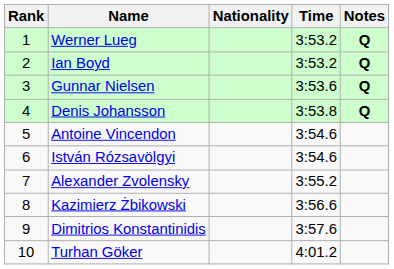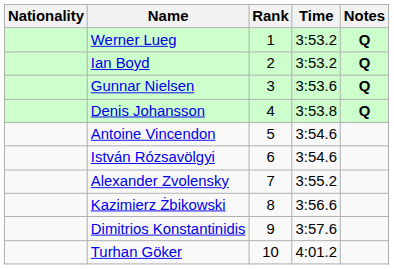columns swapped: (26, 16) <-> (251, 16)
